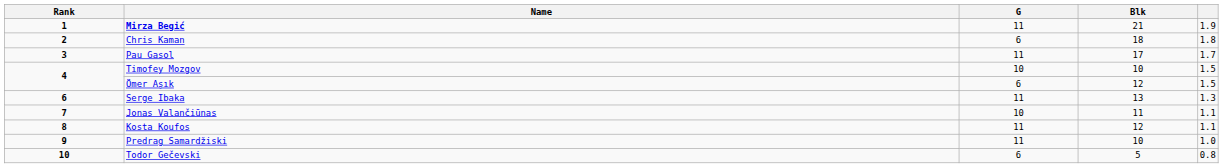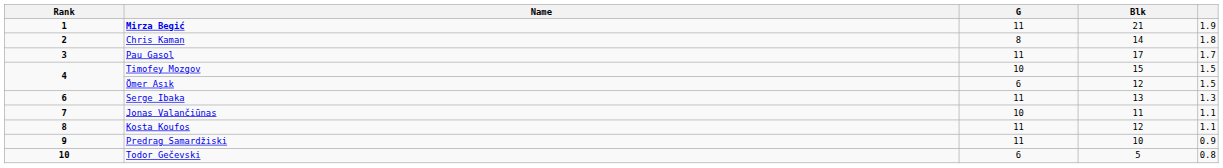(1019, 40) 6 -> (1019, 40) 8
(1138, 40) 18 -> (1138, 40) 14
(1138, 69) 10 -> (1138, 69) 15
(1208, 141) 1.0 -> (1208, 141) 0.9
